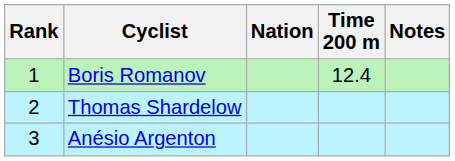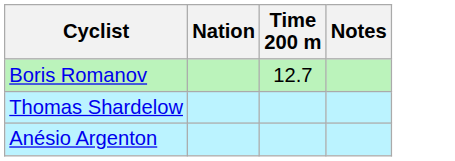- column: (34, 31)
(351, 75) 12.4 -> (293, 75) 12.7
